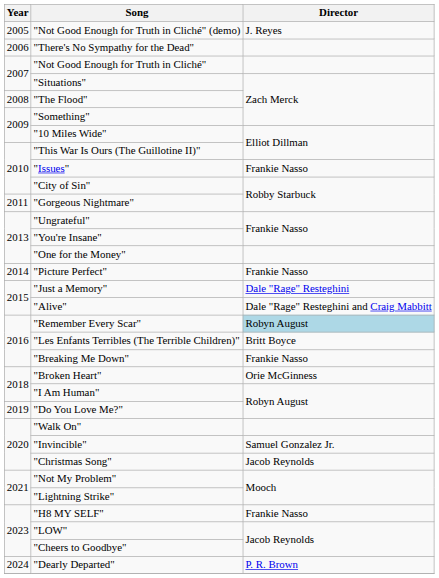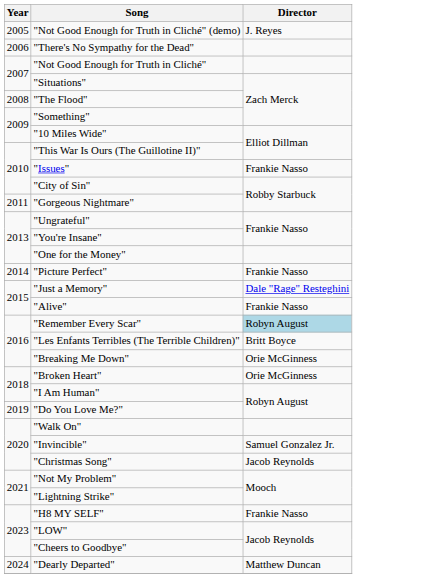(339, 306) Dale "Rage" Resteghini and Craig Mabbitt -> (277, 306) Frankie Nasso
(277, 358) Frankie Nasso -> (281, 358) Orie McGinness
(272, 565) P. R. Brown -> (283, 565) Matthew Duncan
